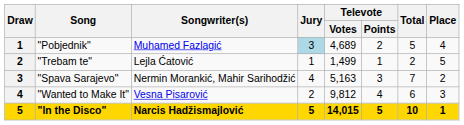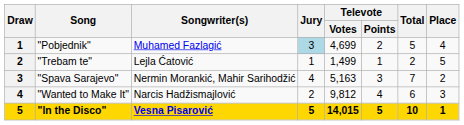(343, 45) 4,689 -> (343, 45) 4,699
(171, 95) Vesna Pisarović -> (185, 95) Narcis Hadžismajlović
(189, 111) Narcis Hadžismajlović -> (173, 111) Vesna Pisarović
